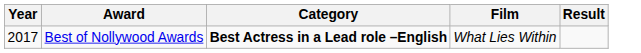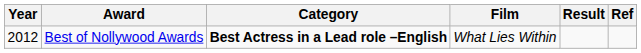+ column: (622, 15)
(23, 37) 2017 -> (23, 37) 2012
